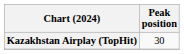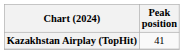(159, 40) 30 -> (159, 40) 41
